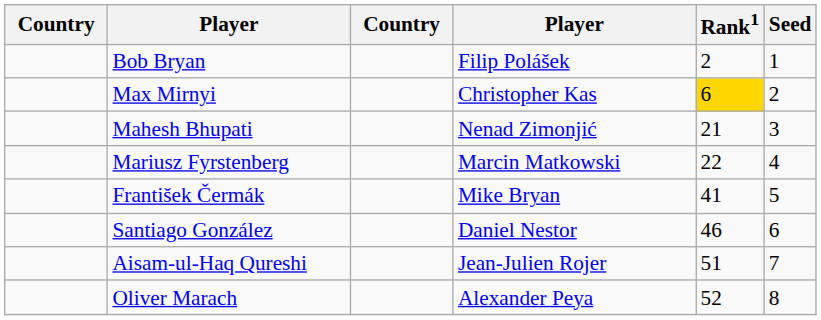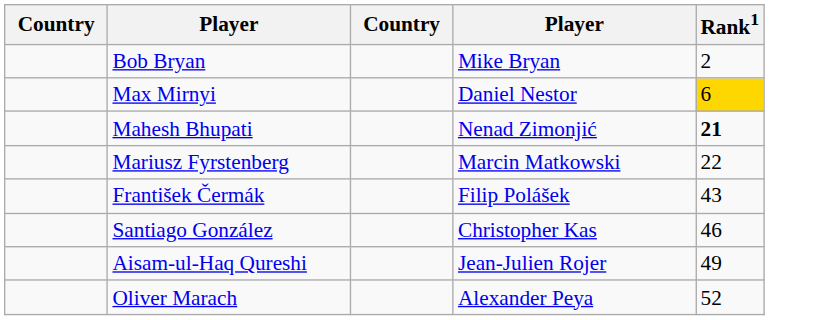- column: (790, 24)
(514, 60) Filip Polášek -> (509, 60) Mike Bryan
(527, 94) Christopher Kas -> (517, 94) Daniel Nestor
(711, 128) normal -> (711, 128) bold
(509, 195) Mike Bryan -> (514, 195) Filip Polášek
(711, 195) 41 -> (711, 195) 43
(517, 229) Daniel Nestor -> (527, 229) Christopher Kas
(711, 263) 51 -> (711, 263) 49
